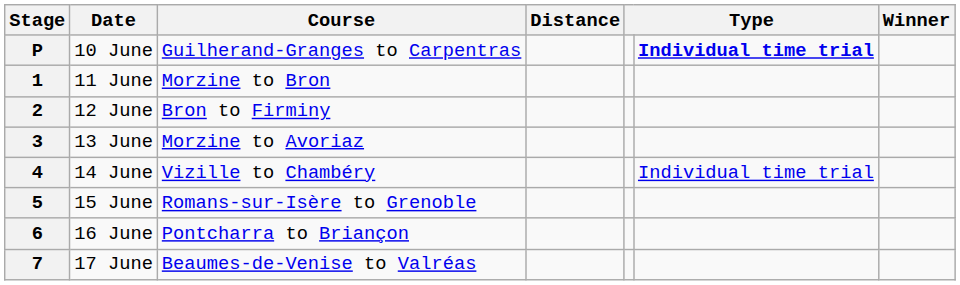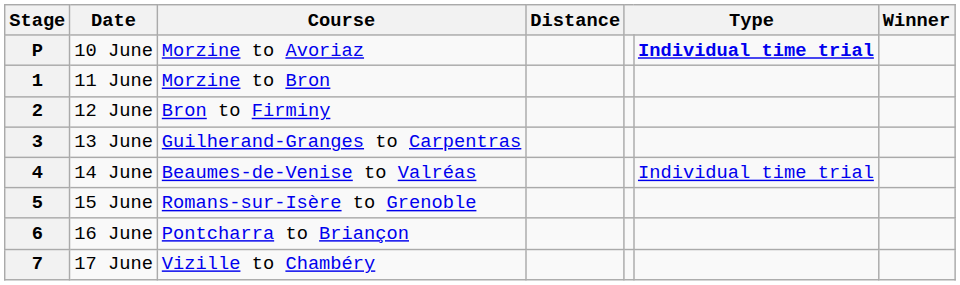(342, 50) Guilherand-Granges to Carpentras -> (263, 50) Morzine to Avoriaz
(263, 142) Morzine to Avoriaz -> (342, 142) Guilherand-Granges to Carpentras
(269, 173) Vizille to Chambéry -> (319, 173) Beaumes-de-Venise to Valréas
(319, 264) Beaumes-de-Venise to Valréas -> (269, 264) Vizille to Chambéry
